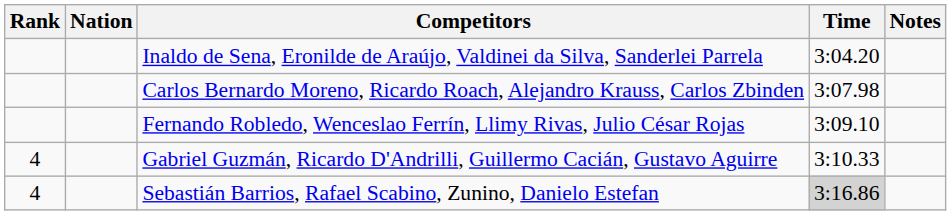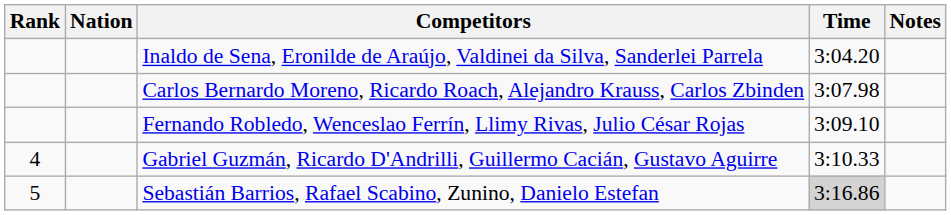(35, 192) 4 -> (35, 192) 5
